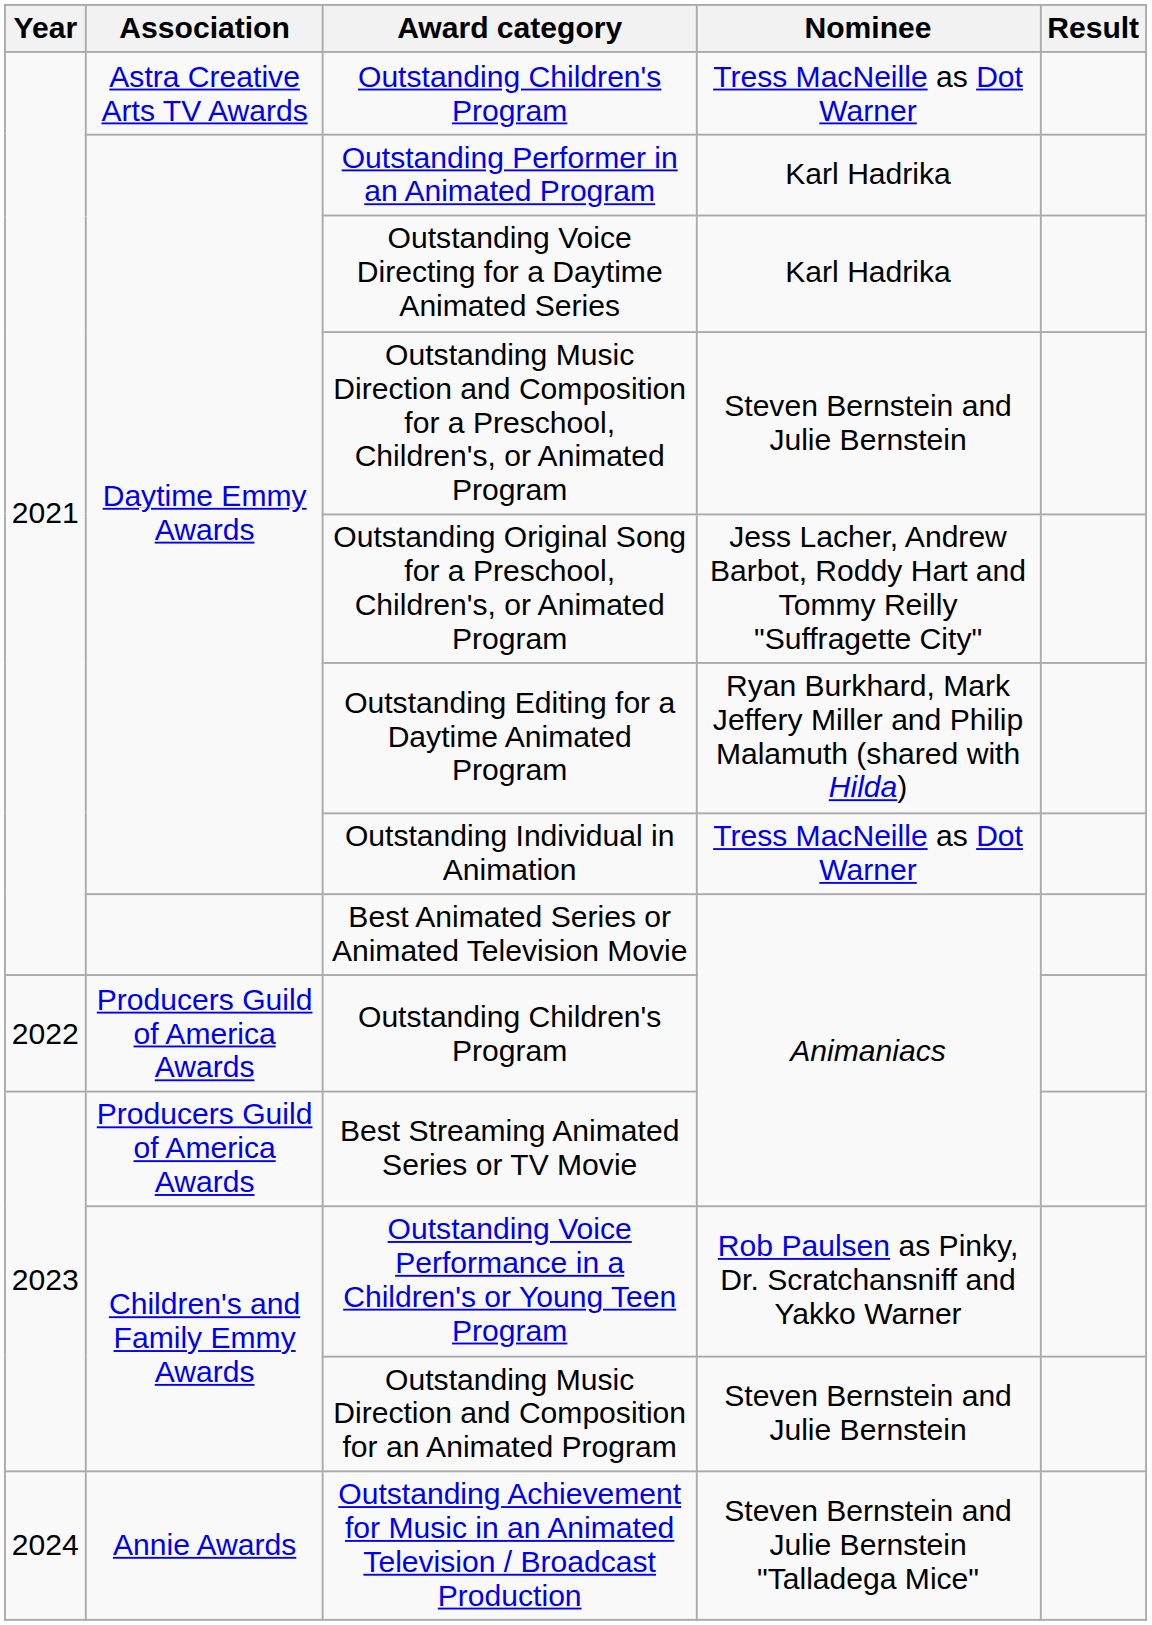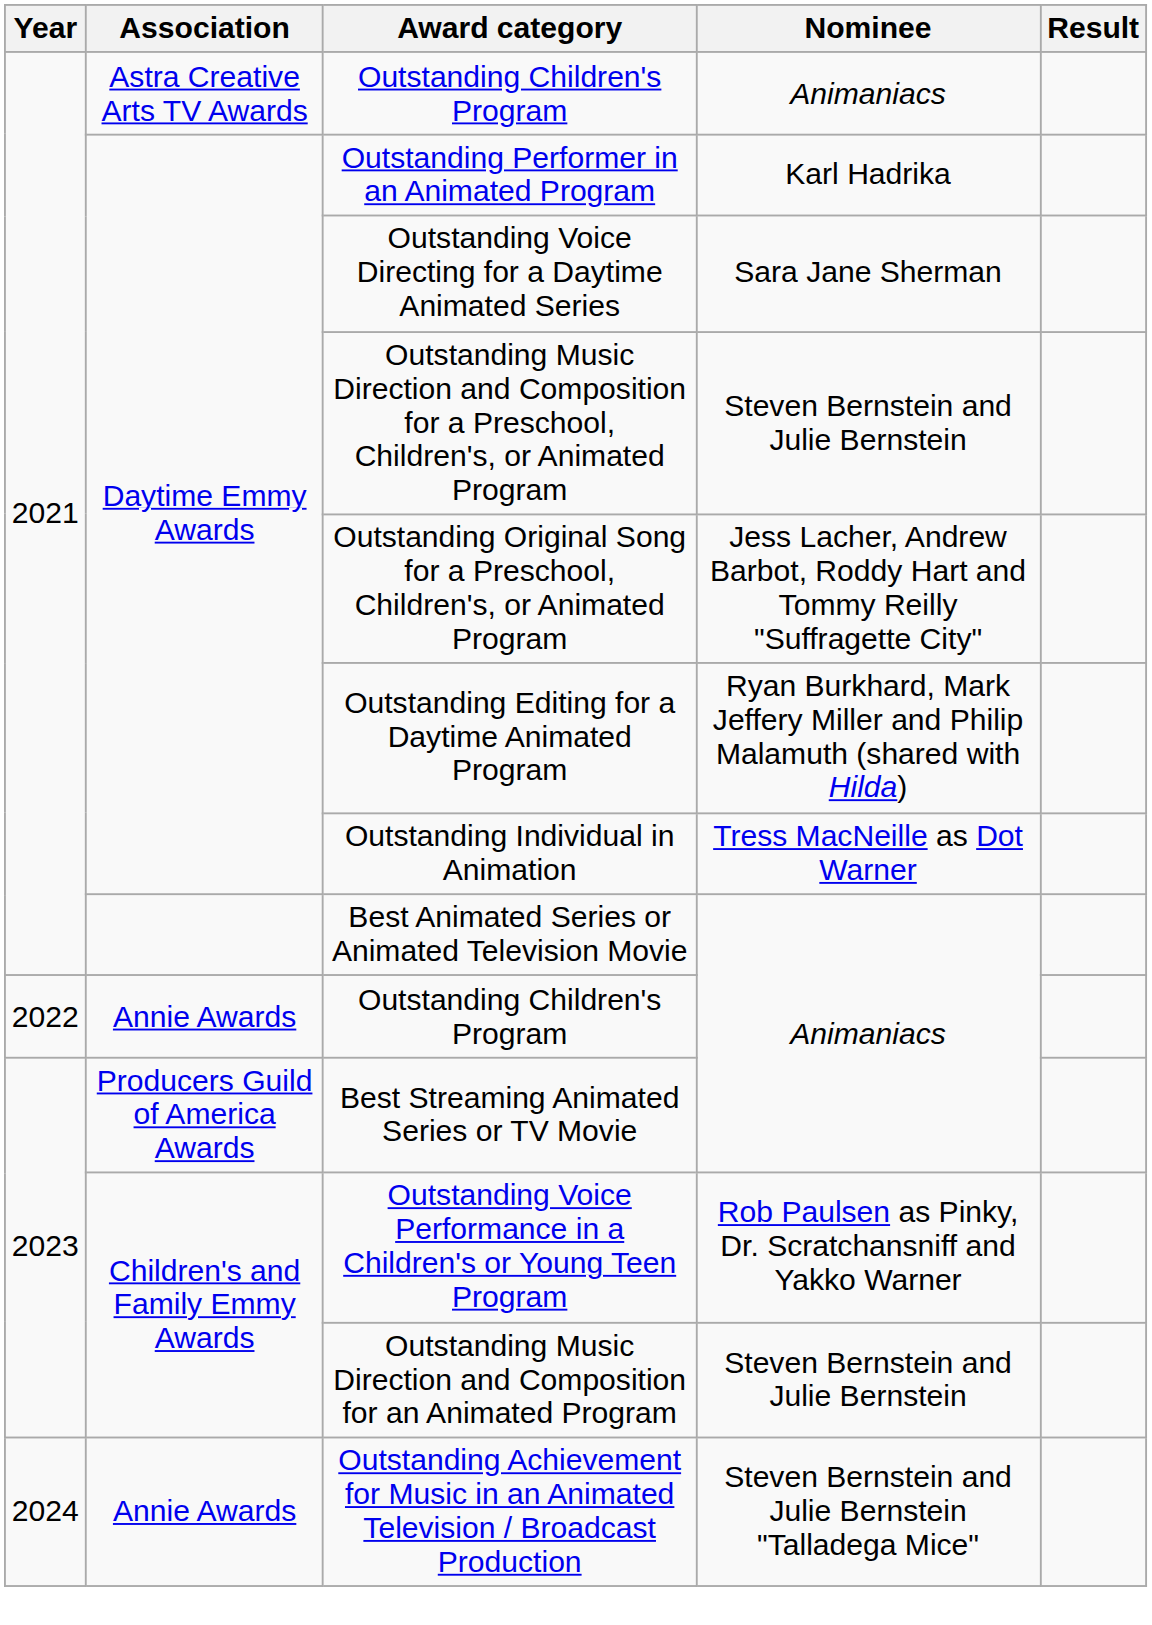(868, 92) Tress MacNeille as Dot Warner -> (868, 92) Animaniacs
(868, 272) Karl Hadrika -> (868, 272) Sara Jane Sherman
(205, 1032) Producers Guild of America Awards -> (205, 1016) Annie Awards
